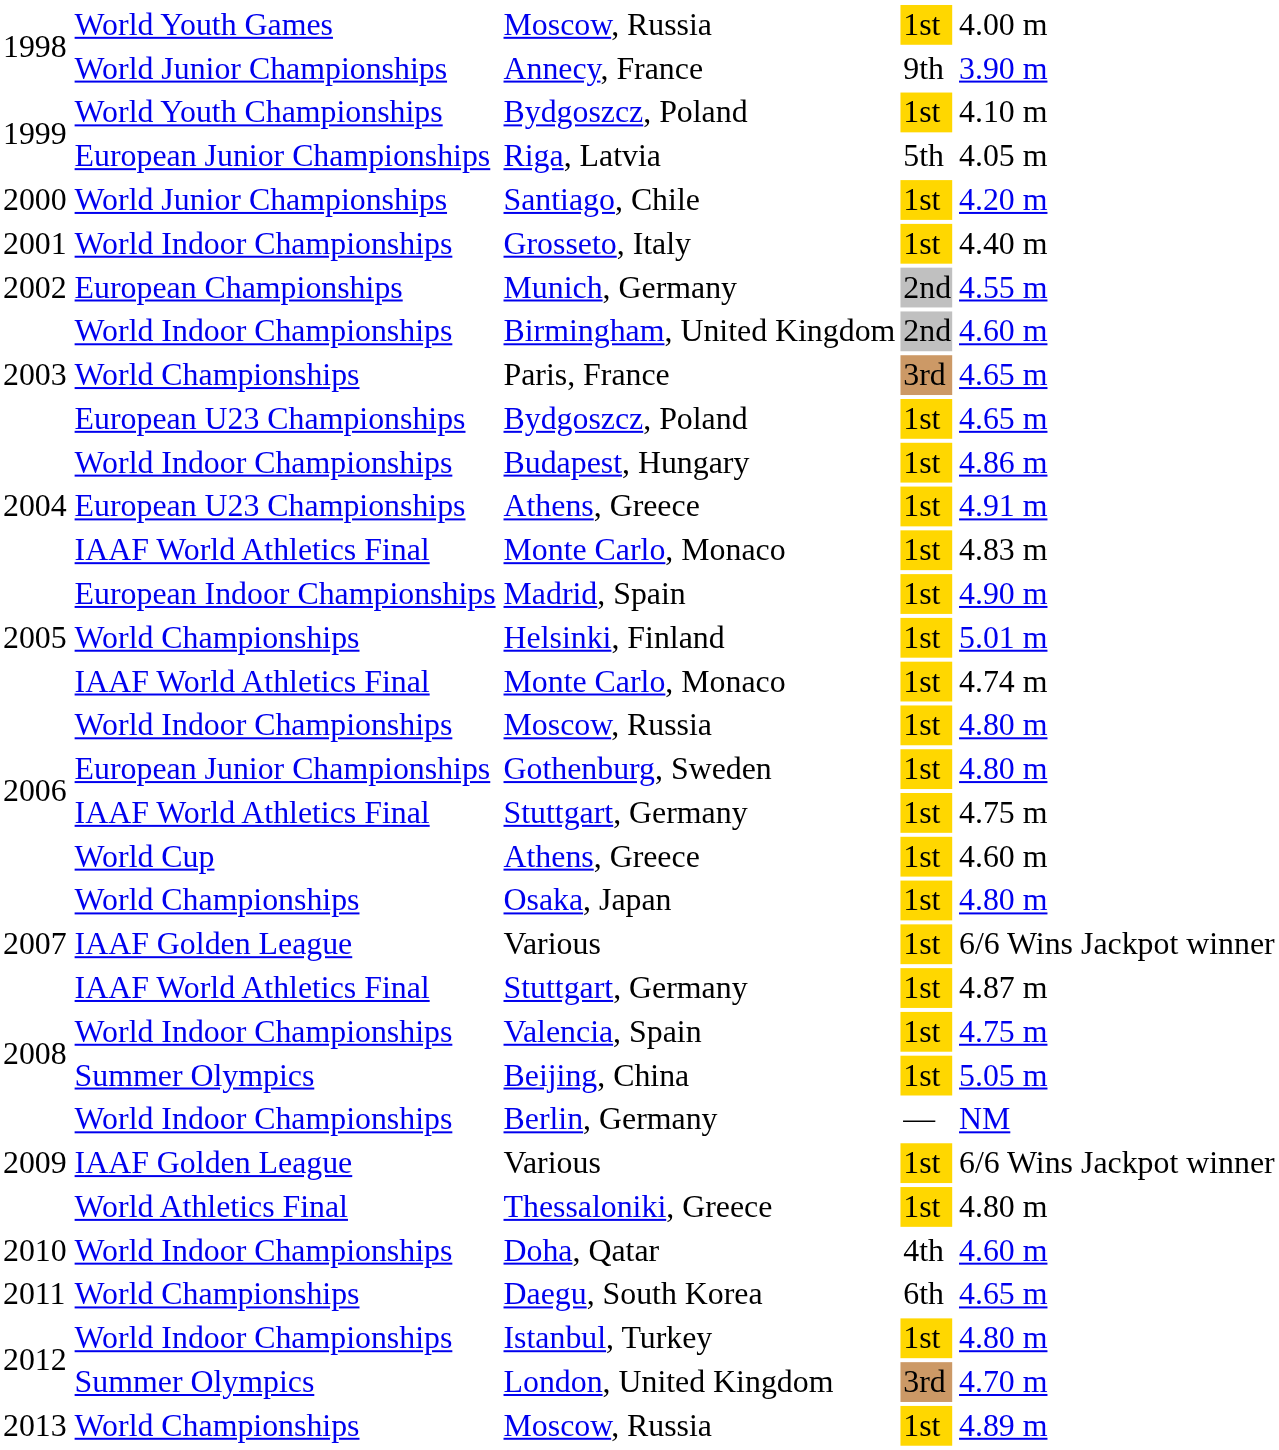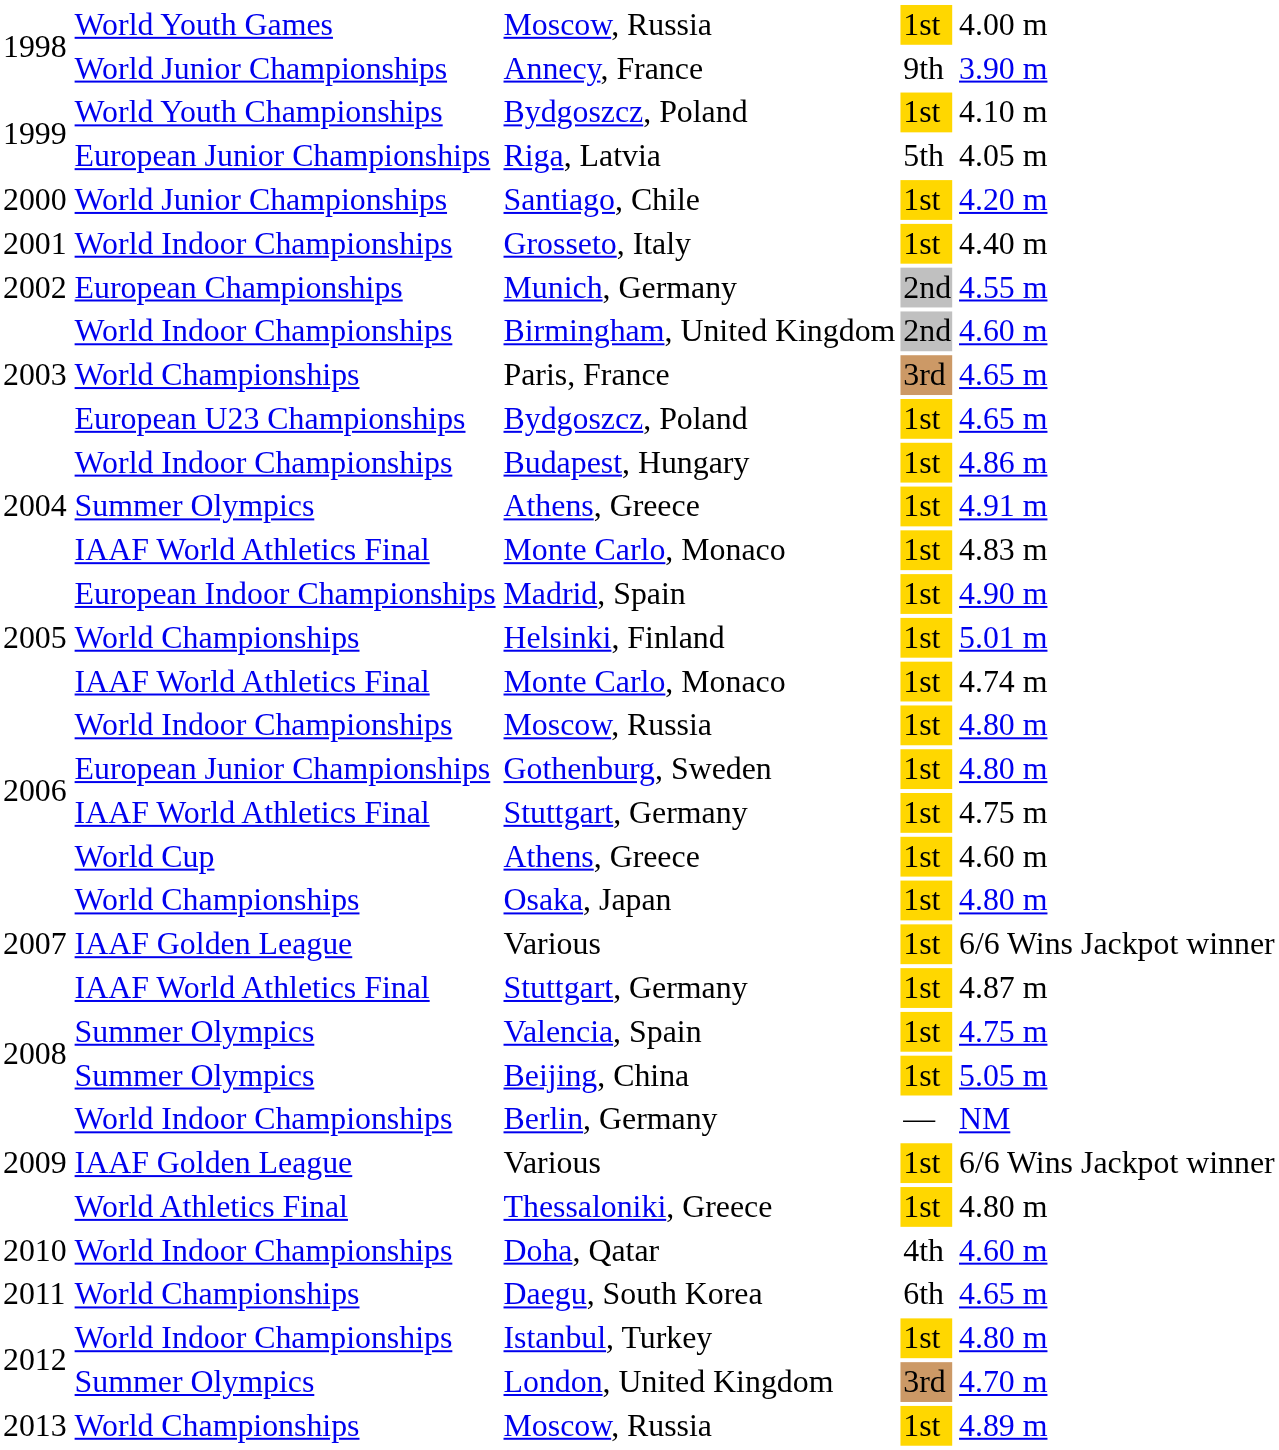(270, 505) European U23 Championships -> (194, 505) Summer Olympics
(263, 1031) World Indoor Championships -> (194, 1031) Summer Olympics
